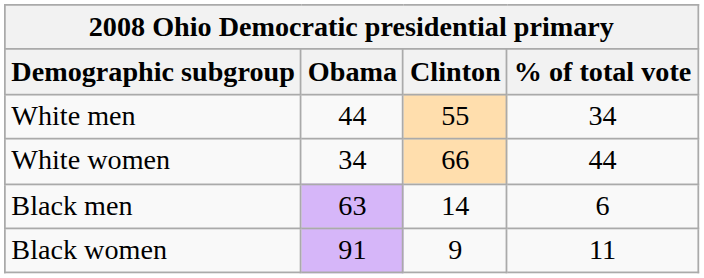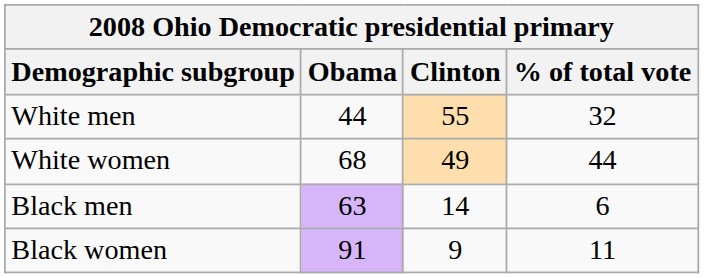(602, 116) 34 -> (602, 116) 32
(352, 160) 34 -> (352, 160) 68
(455, 160) 66 -> (455, 160) 49
